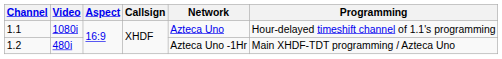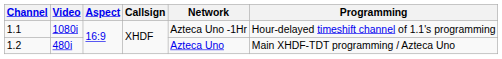(197, 29) Azteca Uno -> (209, 29) Azteca Uno -1Hr
(209, 45) Azteca Uno -1Hr -> (197, 45) Azteca Uno
